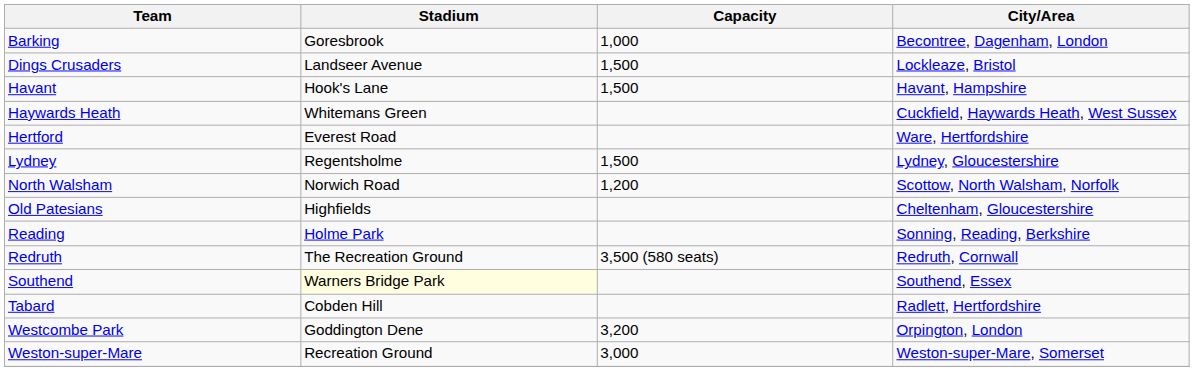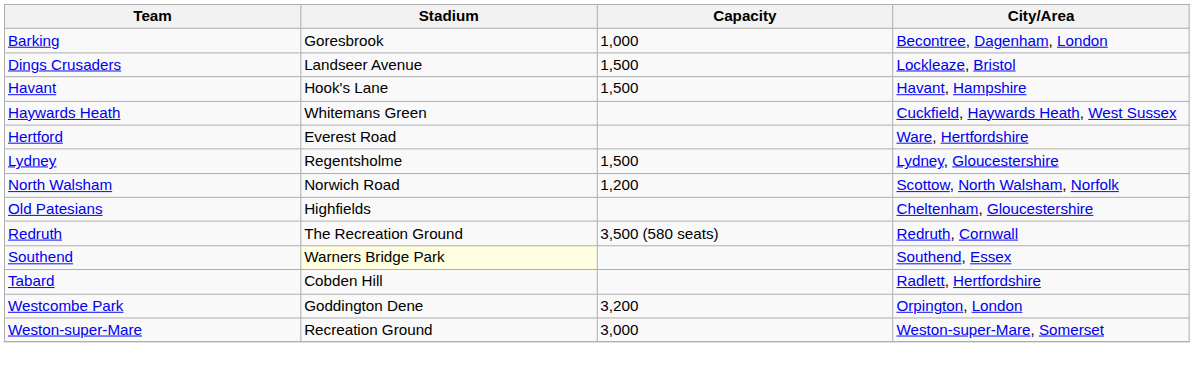- row: (36, 233)
